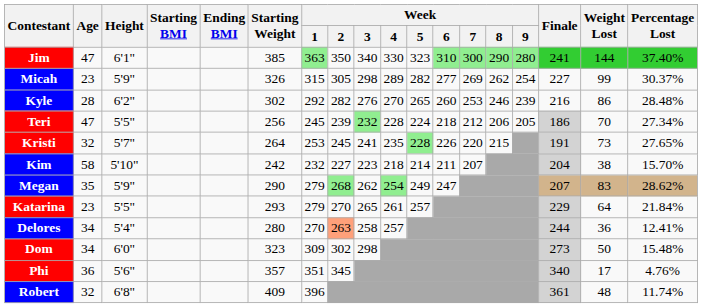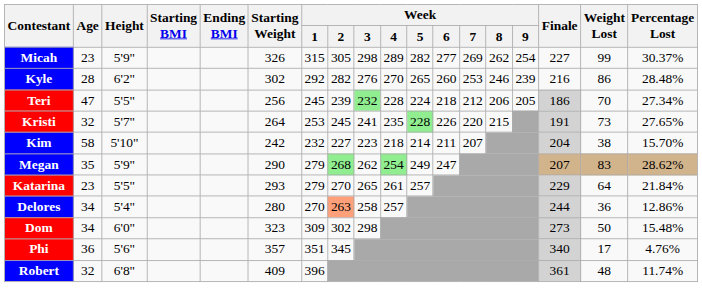- row: (39, 57)
(663, 228) 12.41% -> (663, 206) 12.86%
